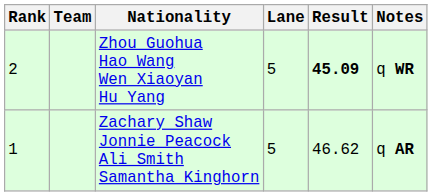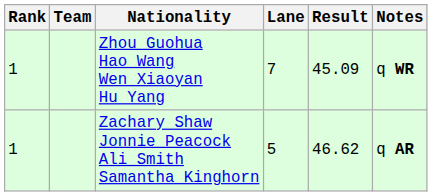(13, 70) 2 -> (13, 70) 1
(272, 70) 5 -> (272, 70) 7
(336, 70) bold -> (336, 70) normal
